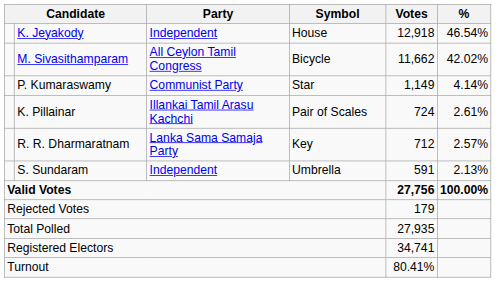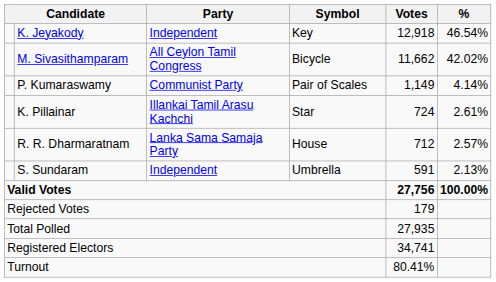(310, 33) House -> (302, 33) Key
(303, 85) Star -> (330, 85) Pair of Scales
(330, 111) Pair of Scales -> (303, 111) Star
(302, 144) Key -> (310, 144) House
